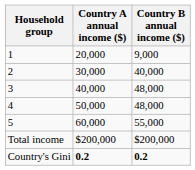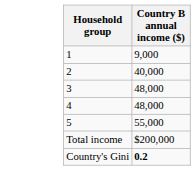- column: (102, 25)
